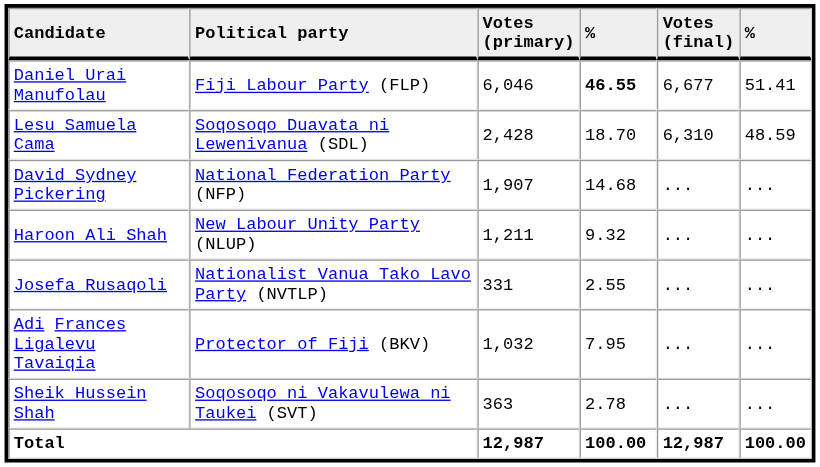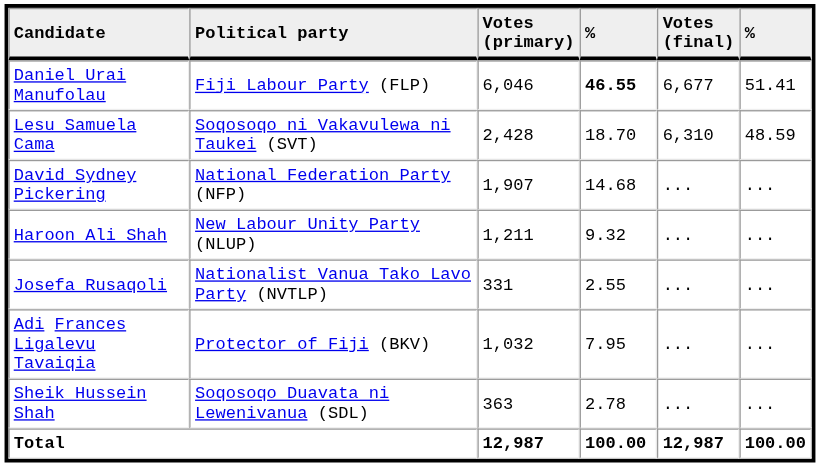(292, 135) Soqosoqo Duavata ni Lewenivanua (SDL) -> (323, 135) Soqosoqo ni Vakavulewa ni Taukei (SVT)
(323, 404) Soqosoqo ni Vakavulewa ni Taukei (SVT) -> (292, 404) Soqosoqo Duavata ni Lewenivanua (SDL)
